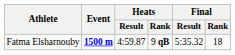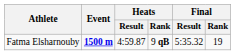(218, 42) 18 -> (218, 42) 19
